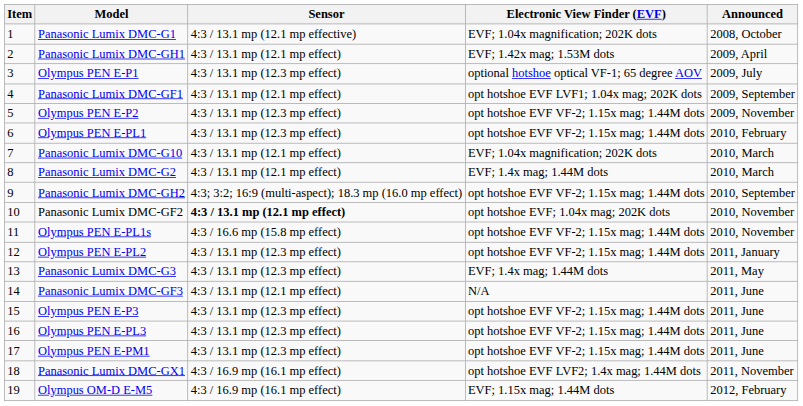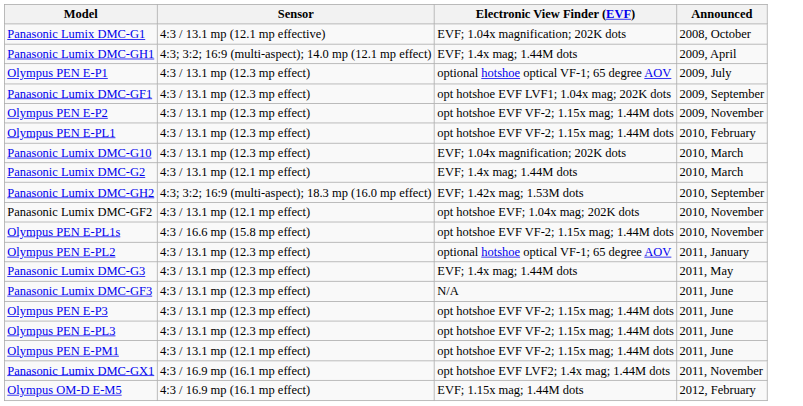- column: (20, 14)
(266, 53) 4:3 / 13.1 mp (12.1 mp effect) -> (296, 53) 4:3; 3:2; 16:9 (multi-aspect); 14.0 mp (12.1 mp effect)
(541, 53) EVF; 1.42x mag; 1.53M dots -> (507, 53) EVF; 1.4x mag; 1.44M dots
(266, 93) 4:3 / 13.1 mp (12.1 mp effect) -> (235, 93) 4:3 / 13.1 mp (12.3 mp effect)
(266, 152) 4:3 / 13.1 mp (12.1 mp effect) -> (235, 152) 4:3 / 13.1 mp (12.3 mp effect)
(586, 192) opt hotshoe EVF VF-2; 1.15x mag; 1.44M dots -> (510, 192) EVF; 1.42x mag; 1.53M dots
(268, 212) bold -> (235, 212) normal
(586, 251) opt hotshoe EVF VF-2; 1.15x mag; 1.44M dots -> (554, 251) optional hotshoe optical VF-1; 65 degree AOV
(266, 291) 4:3 / 13.1 mp (12.1 mp effect) -> (235, 291) 4:3 / 13.1 mp (12.3 mp effect)
(266, 350) 4:3 / 13.1 mp (12.3 mp effect) -> (235, 350) 4:3 / 13.1 mp (12.1 mp effect)
